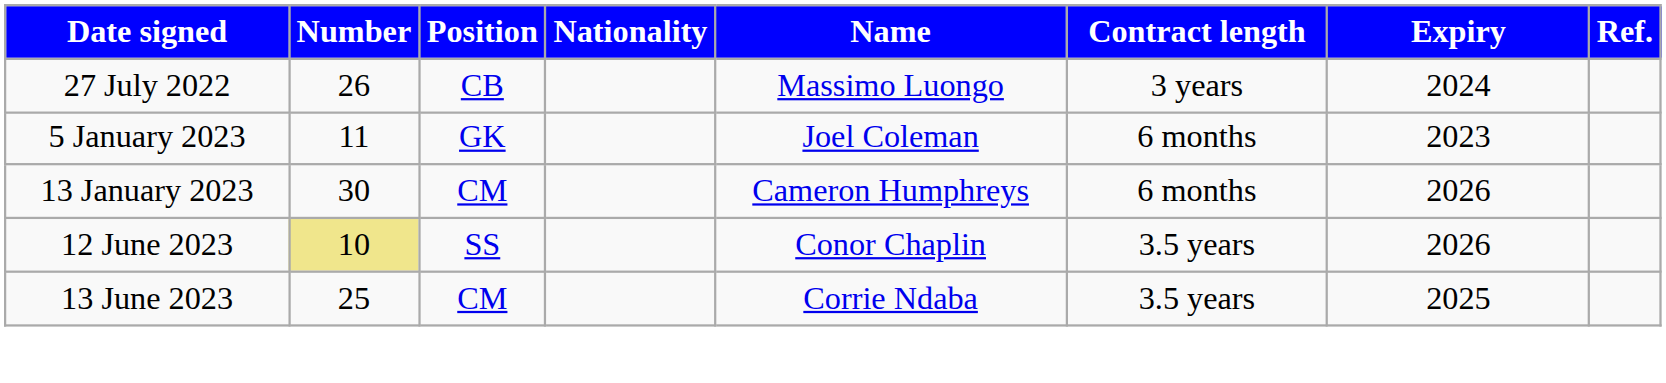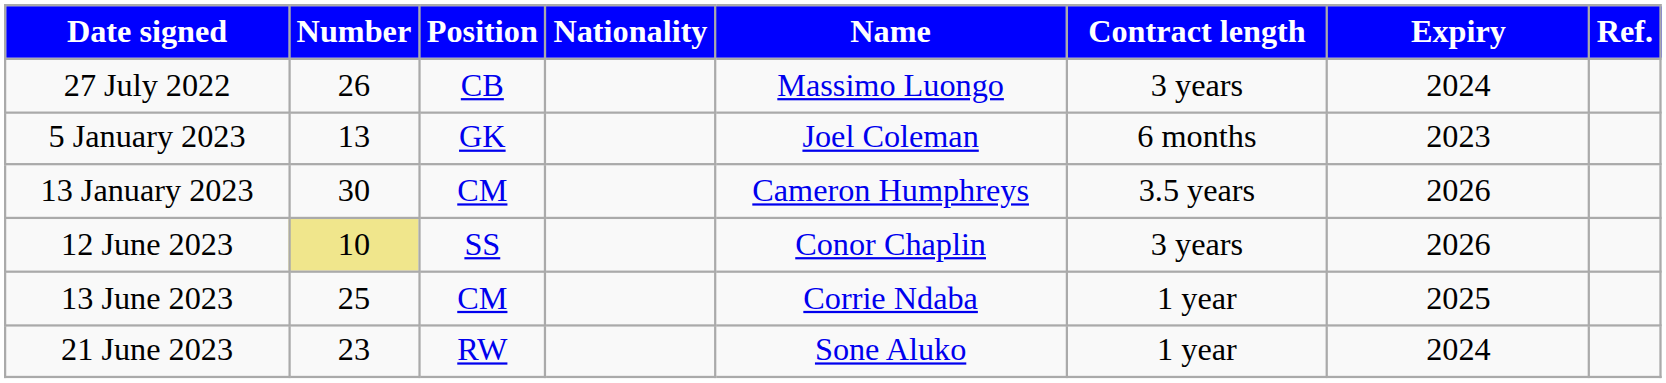(354, 137) 11 -> (354, 137) 13
(1197, 191) 6 months -> (1197, 191) 3.5 years
(1197, 244) 3.5 years -> (1197, 244) 3 years
(1197, 297) 3.5 years -> (1197, 297) 1 year
+ row: (147, 350)
